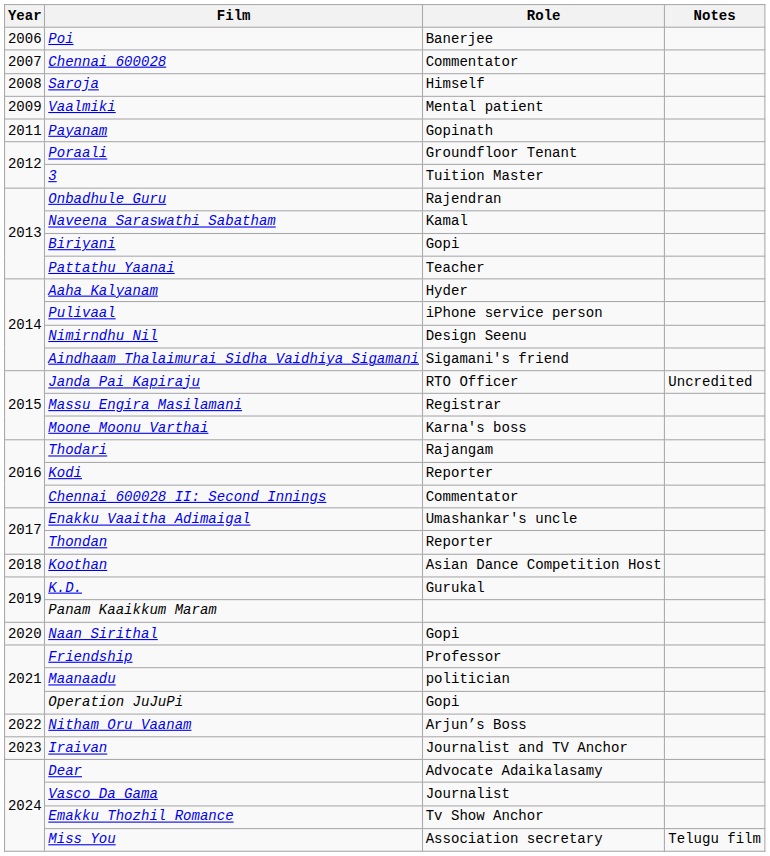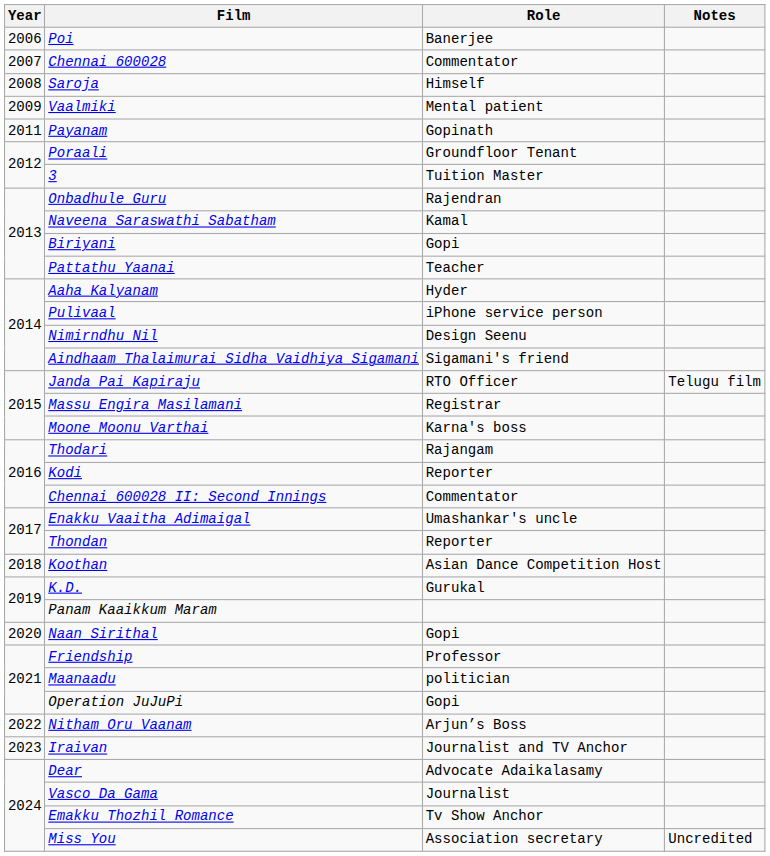(710, 382) Uncredited -> (715, 382) Telugu film
(715, 840) Telugu film -> (710, 840) Uncredited
